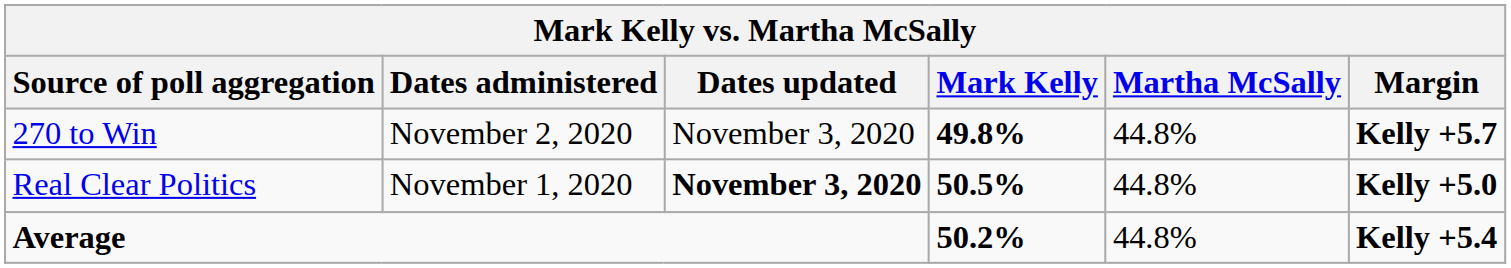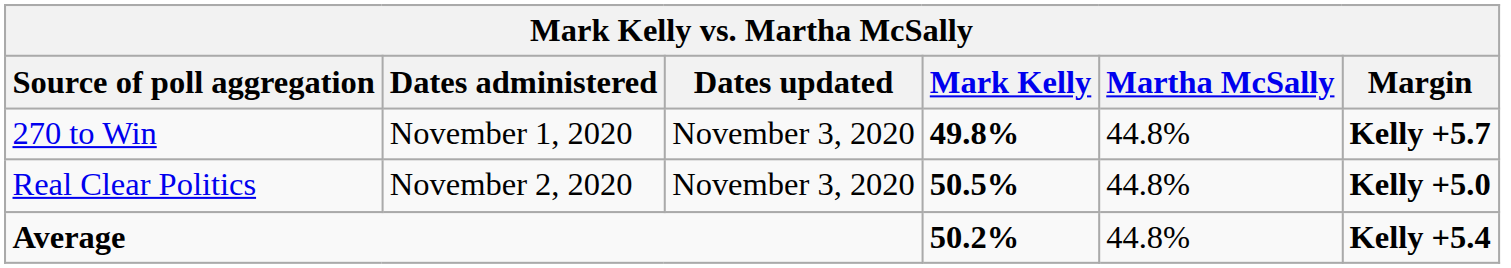(511, 133) November 2, 2020 -> (511, 133) November 1, 2020
(511, 184) November 1, 2020 -> (511, 184) November 2, 2020
(797, 184) bold -> (794, 184) normal
